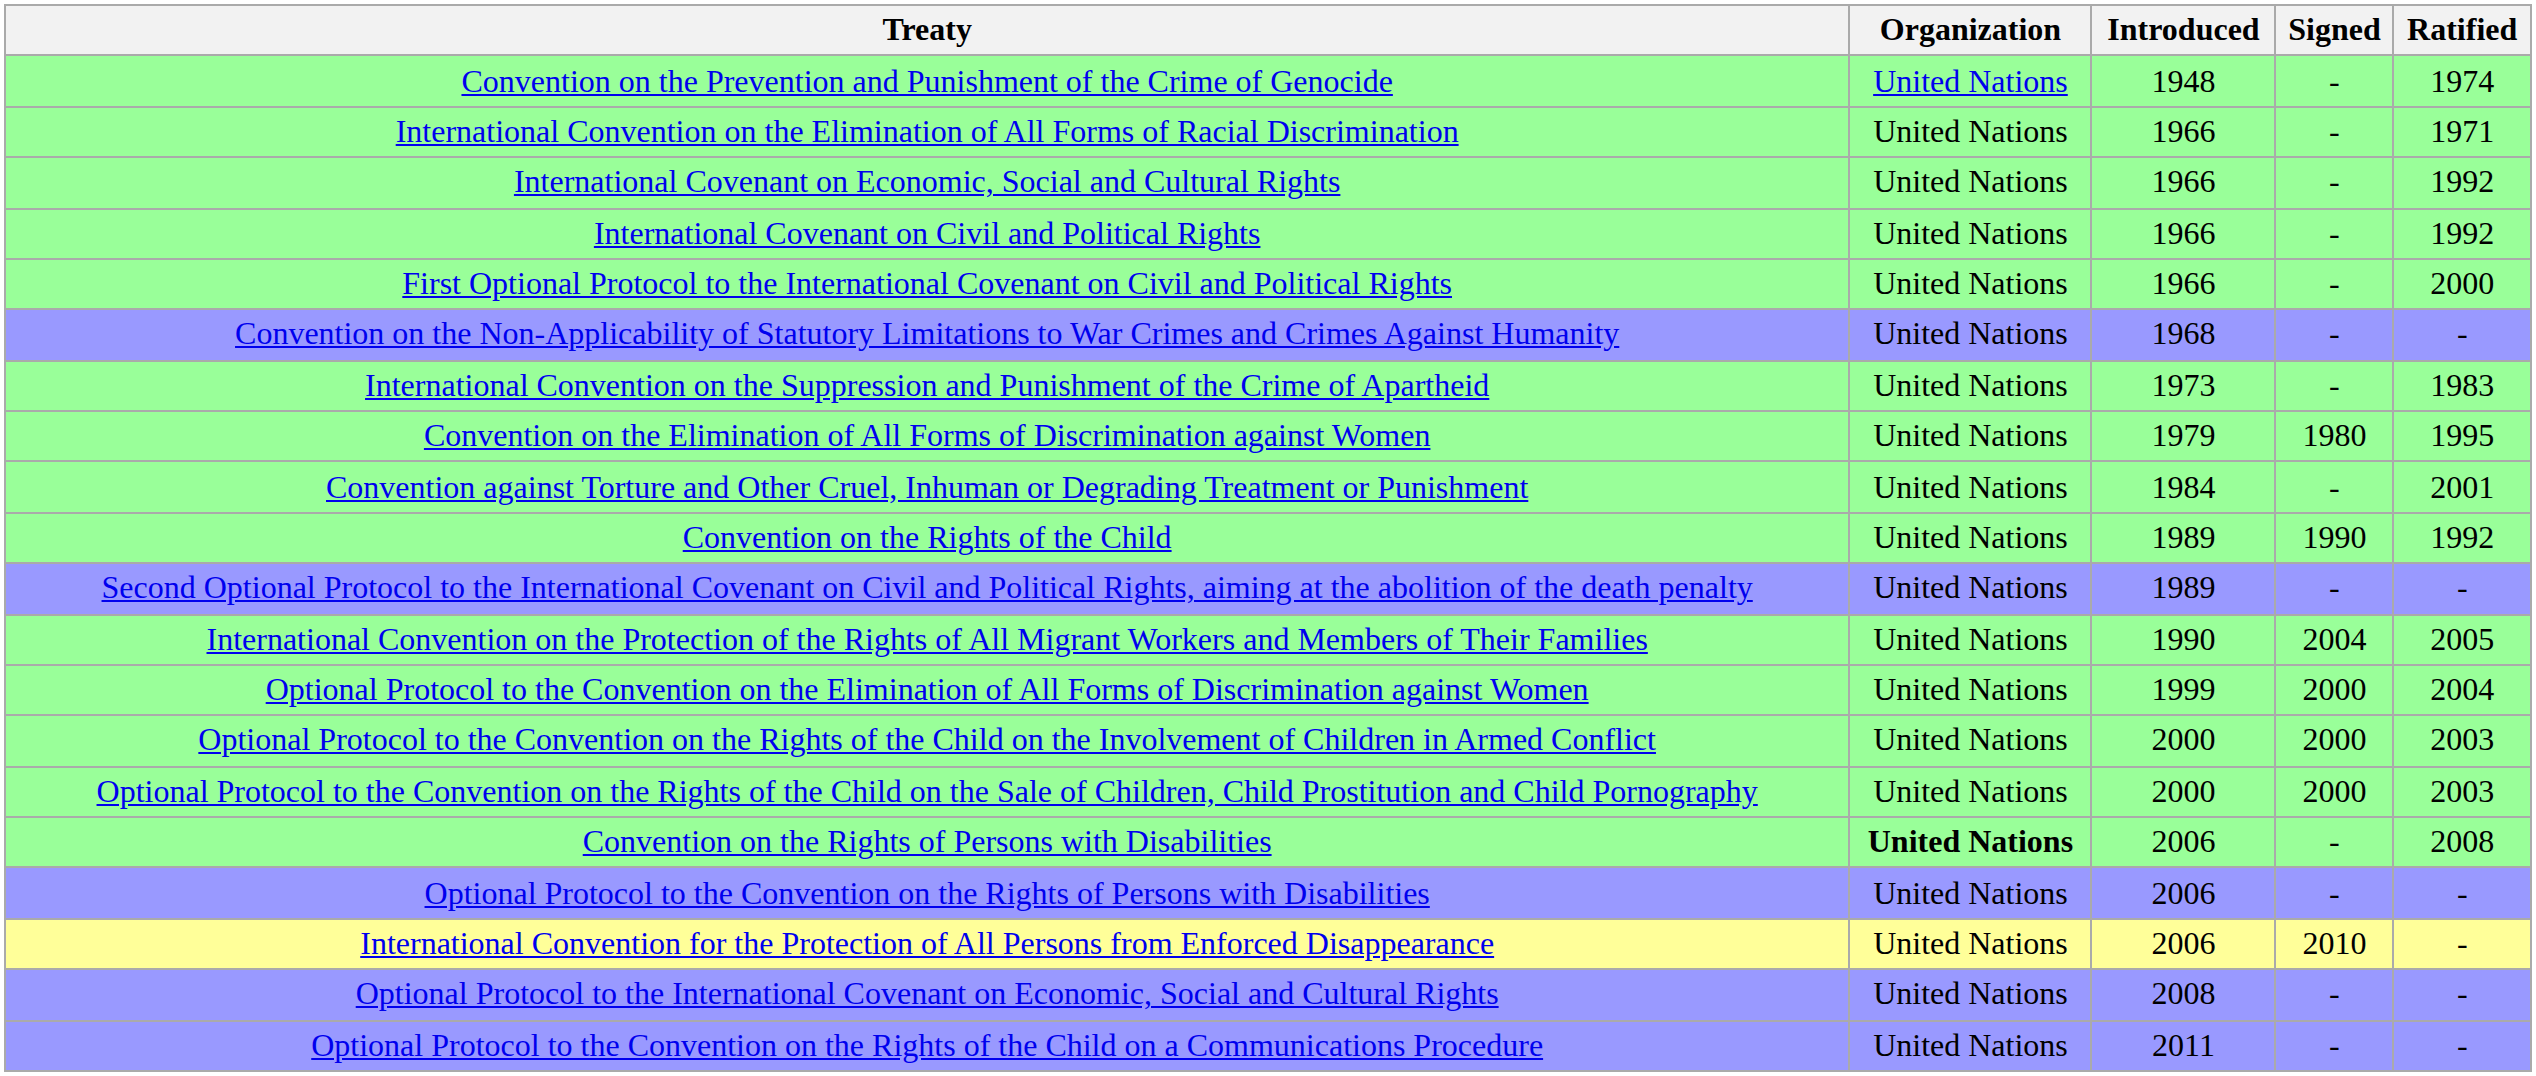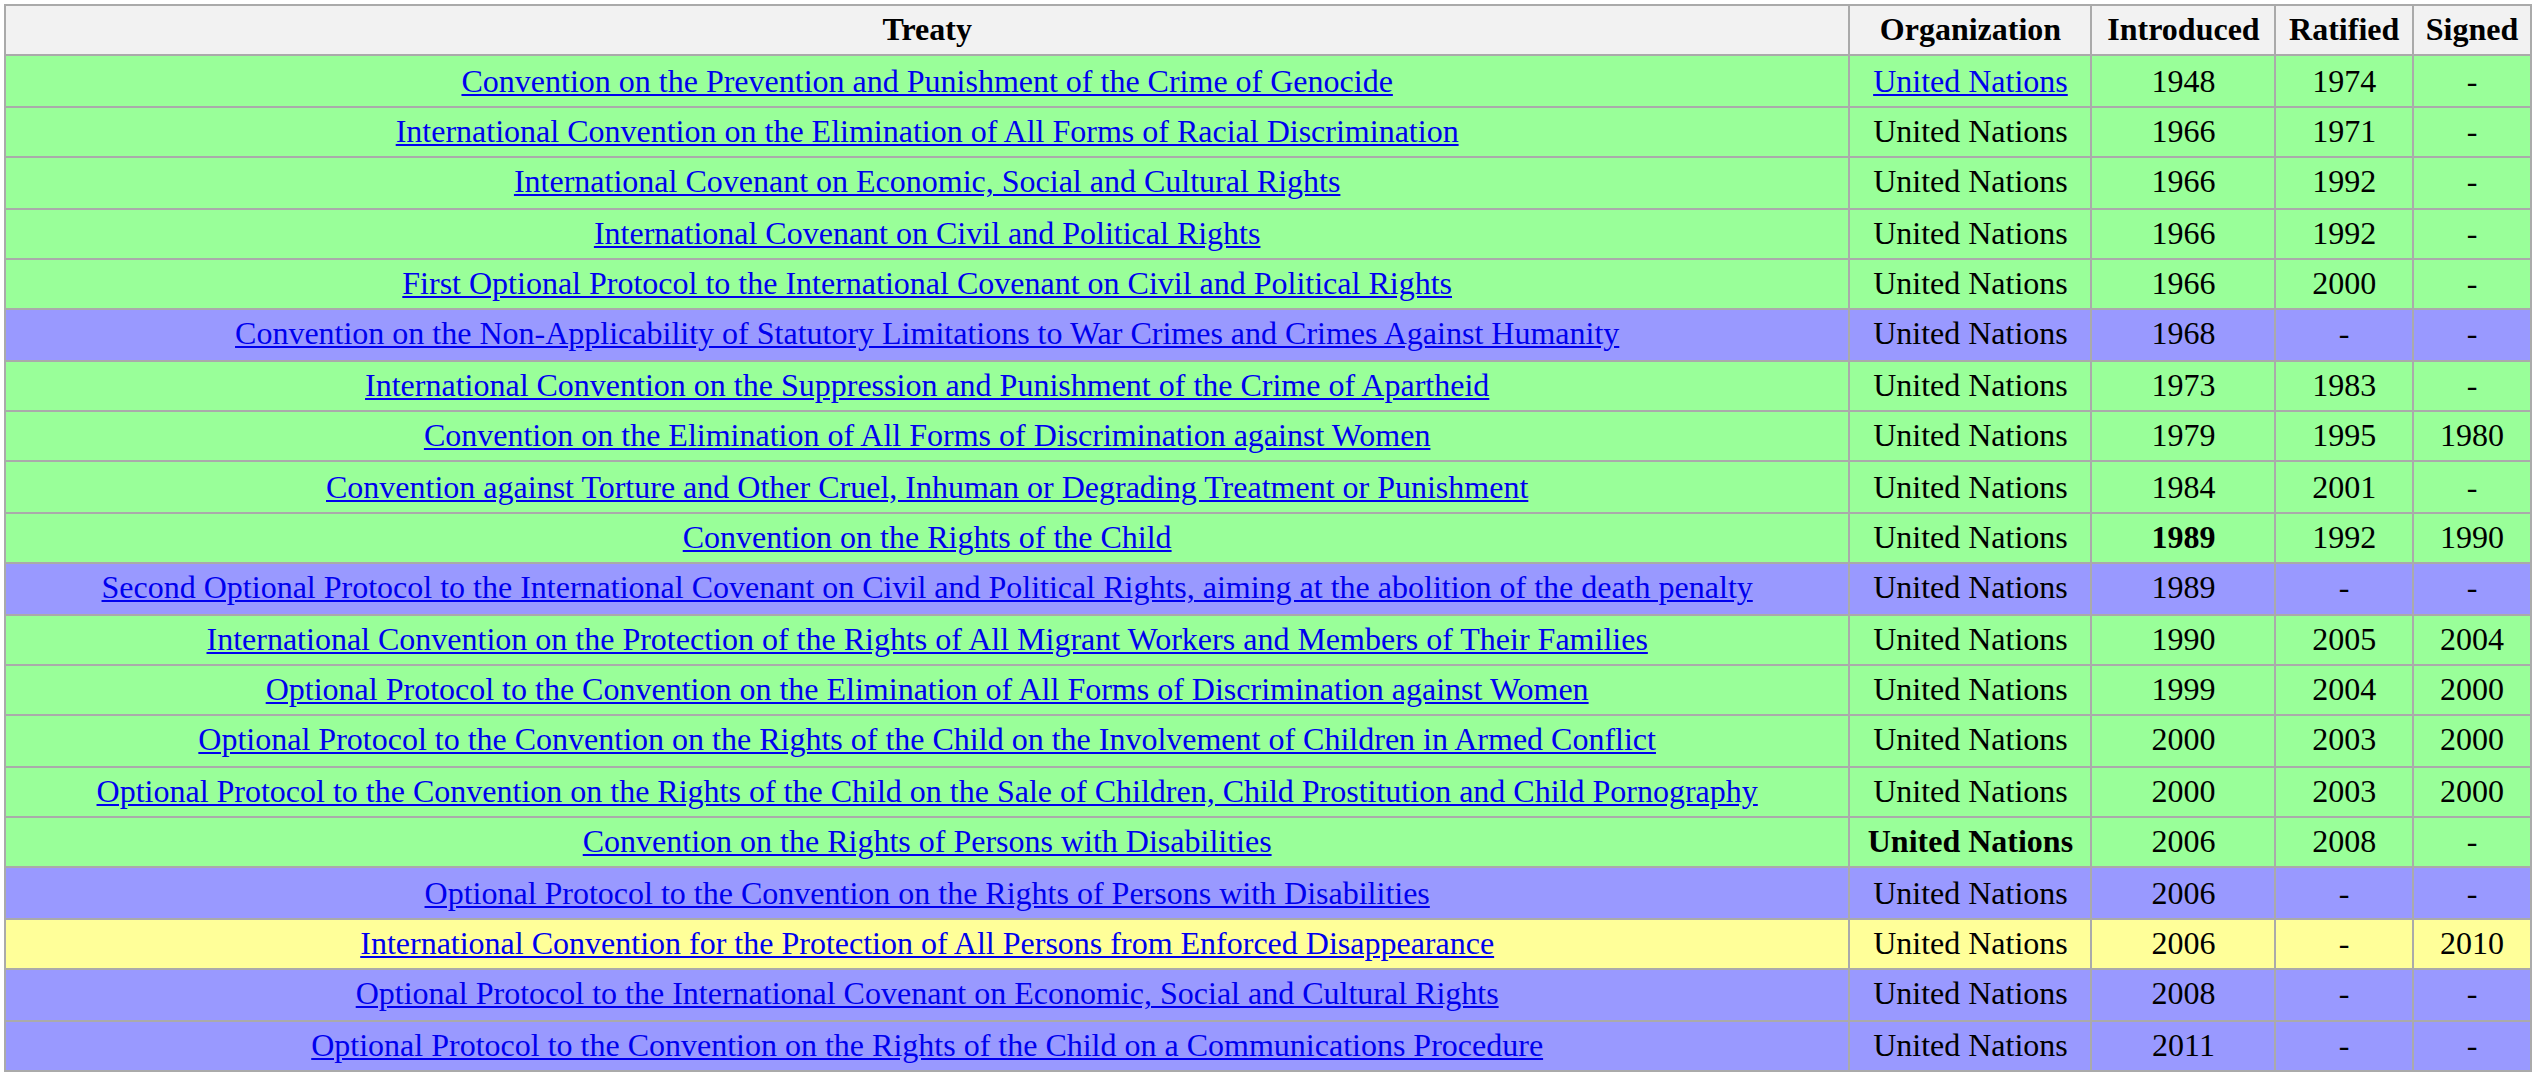columns swapped: (2334, 29) <-> (2462, 29)
(2184, 537) normal -> (2184, 537) bold
